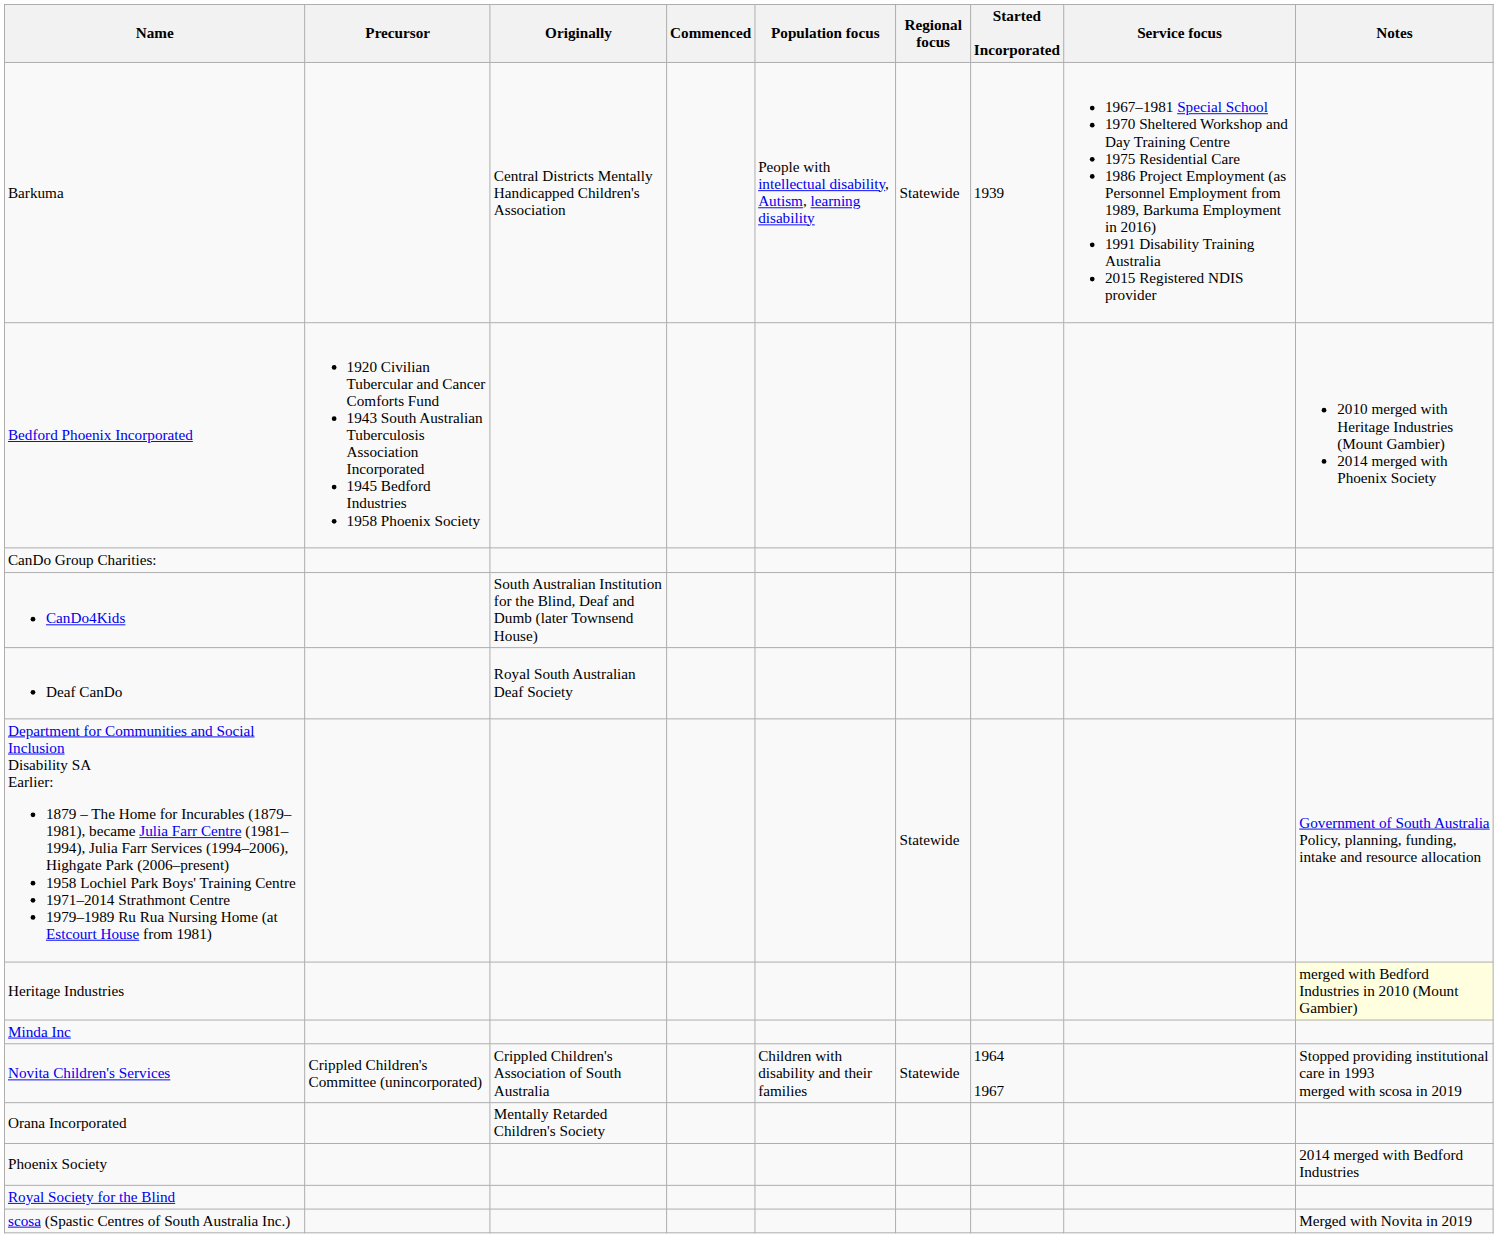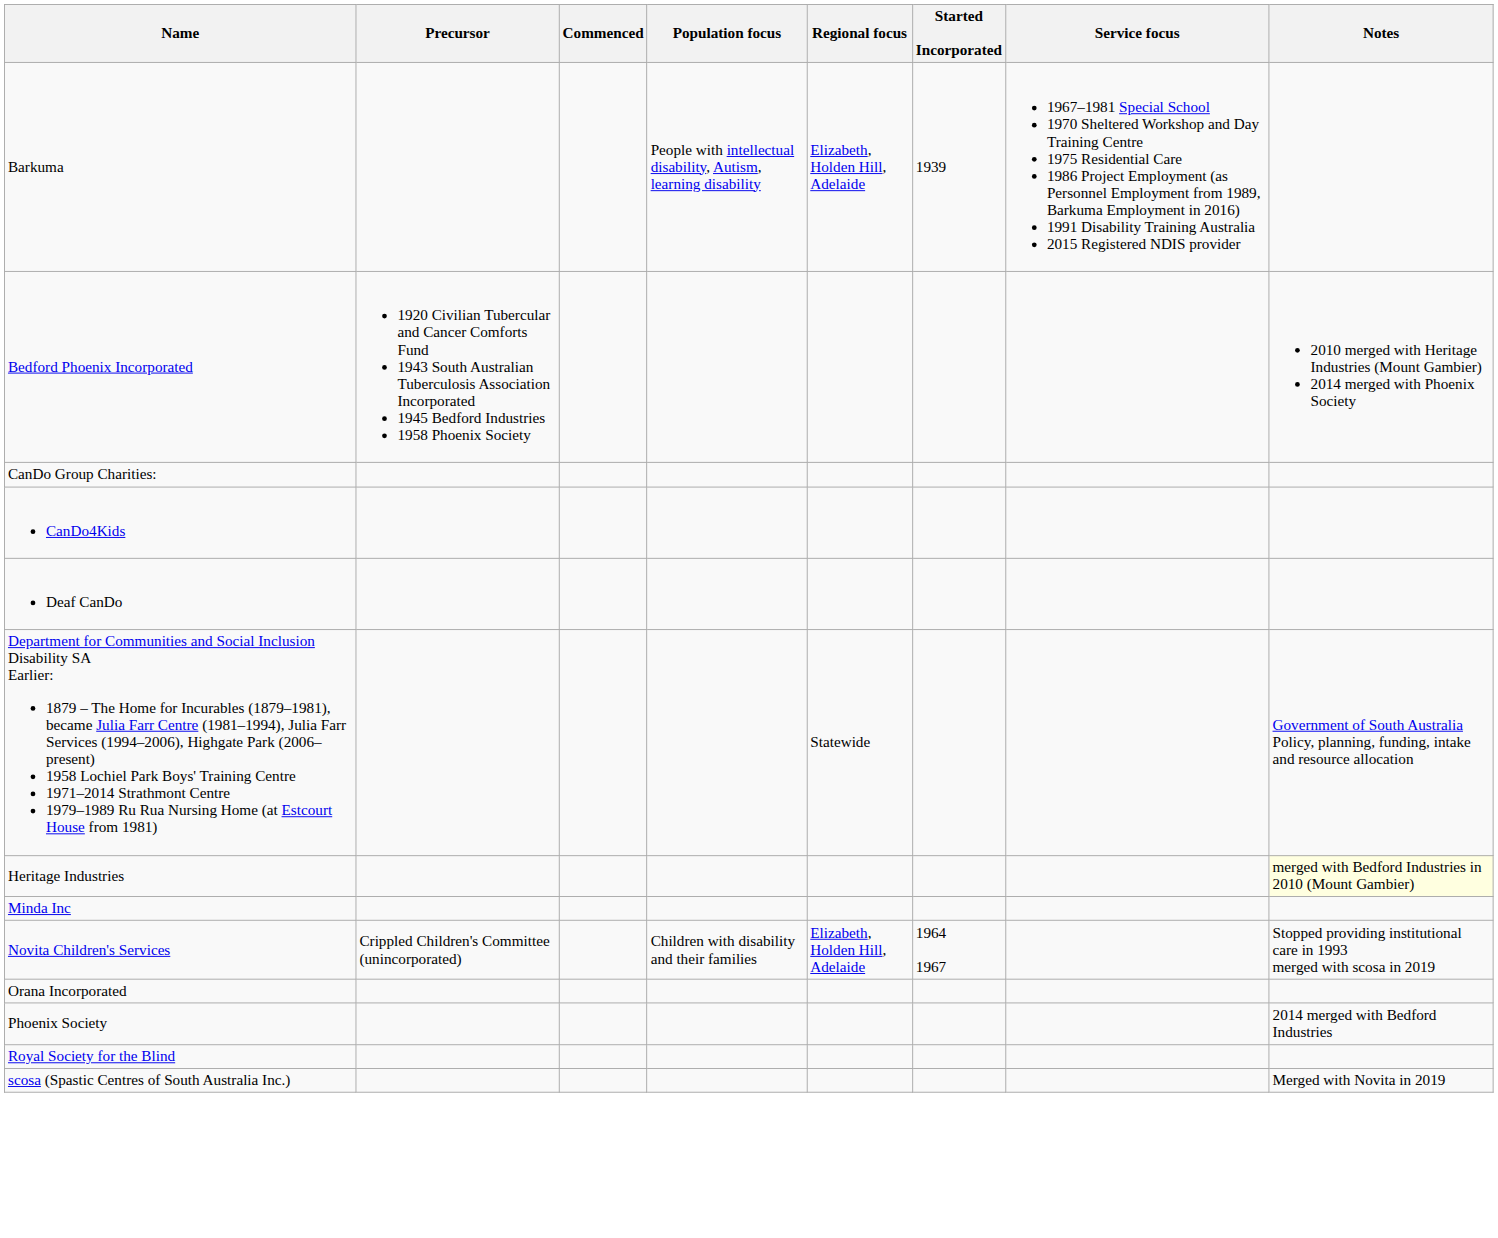- column: (578, 33)
(929, 192) Statewide -> (848, 167) Elizabeth, Holden Hill, Adelaide
(929, 1073) Statewide -> (848, 949) Elizabeth, Holden Hill, Adelaide
